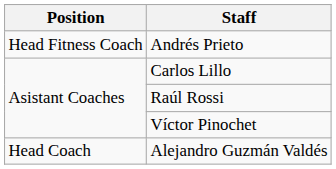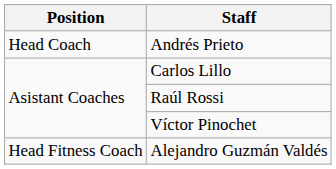(76, 44) Head Fitness Coach -> (50, 44) Head Coach
(50, 151) Head Coach -> (76, 151) Head Fitness Coach
